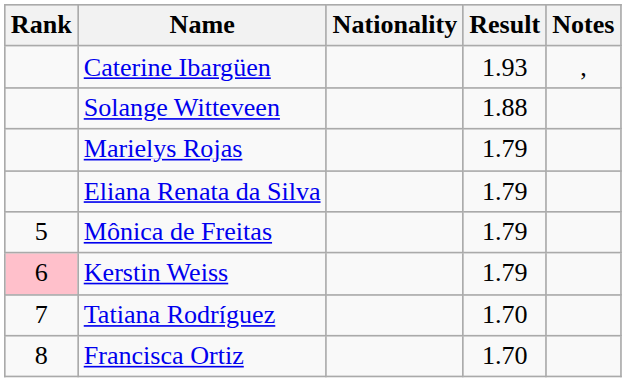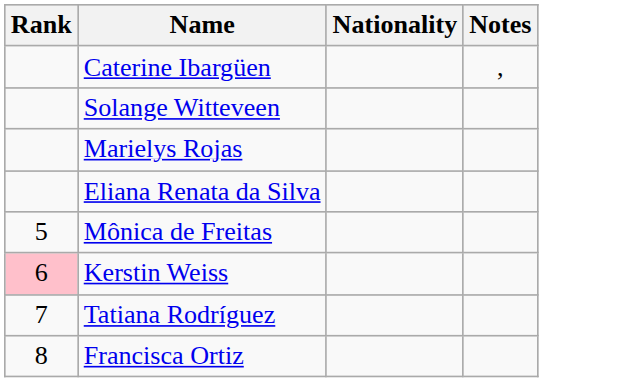- column: (505, 25)
